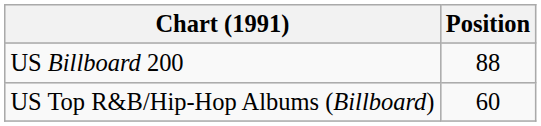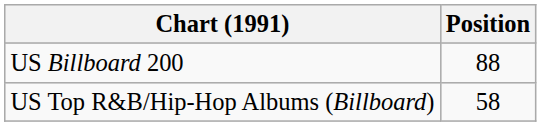(488, 101) 60 -> (488, 101) 58
